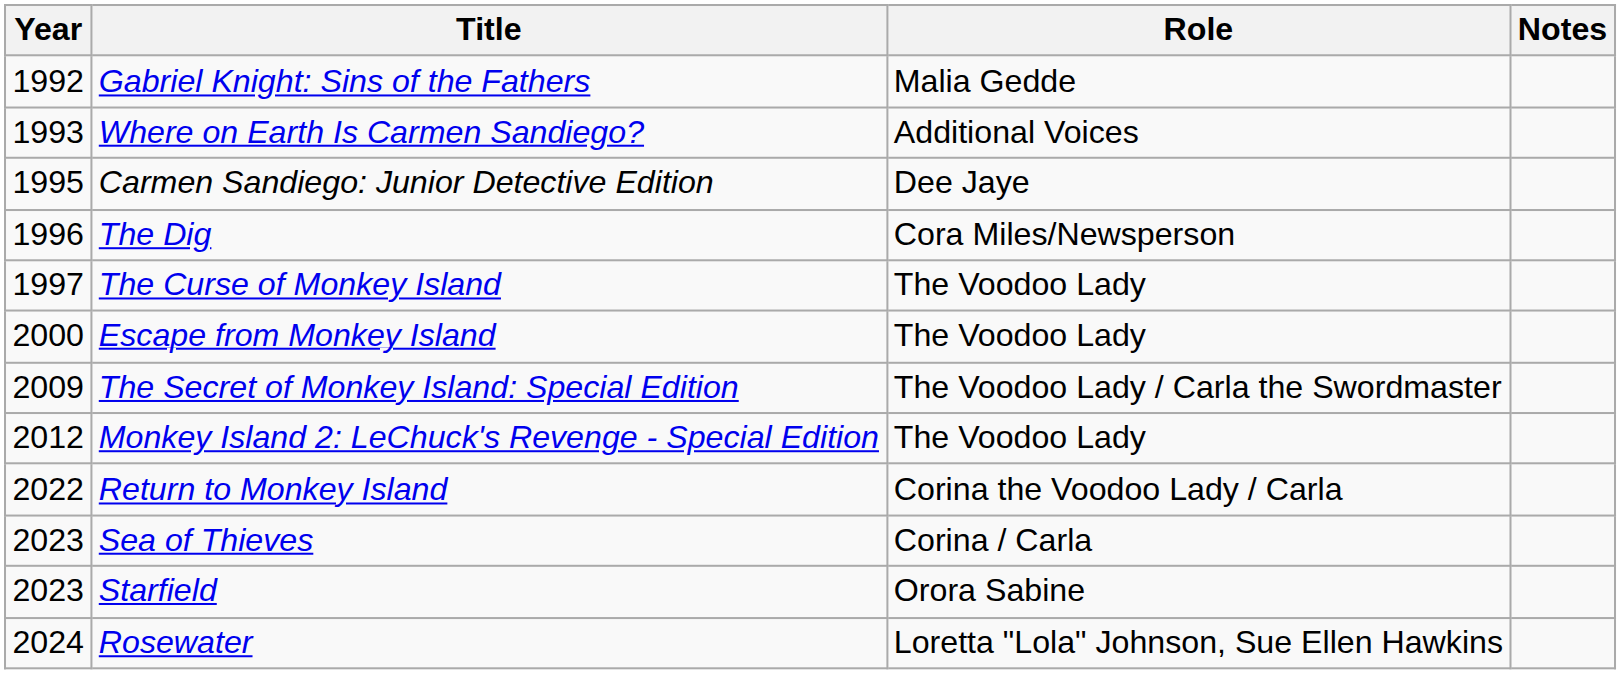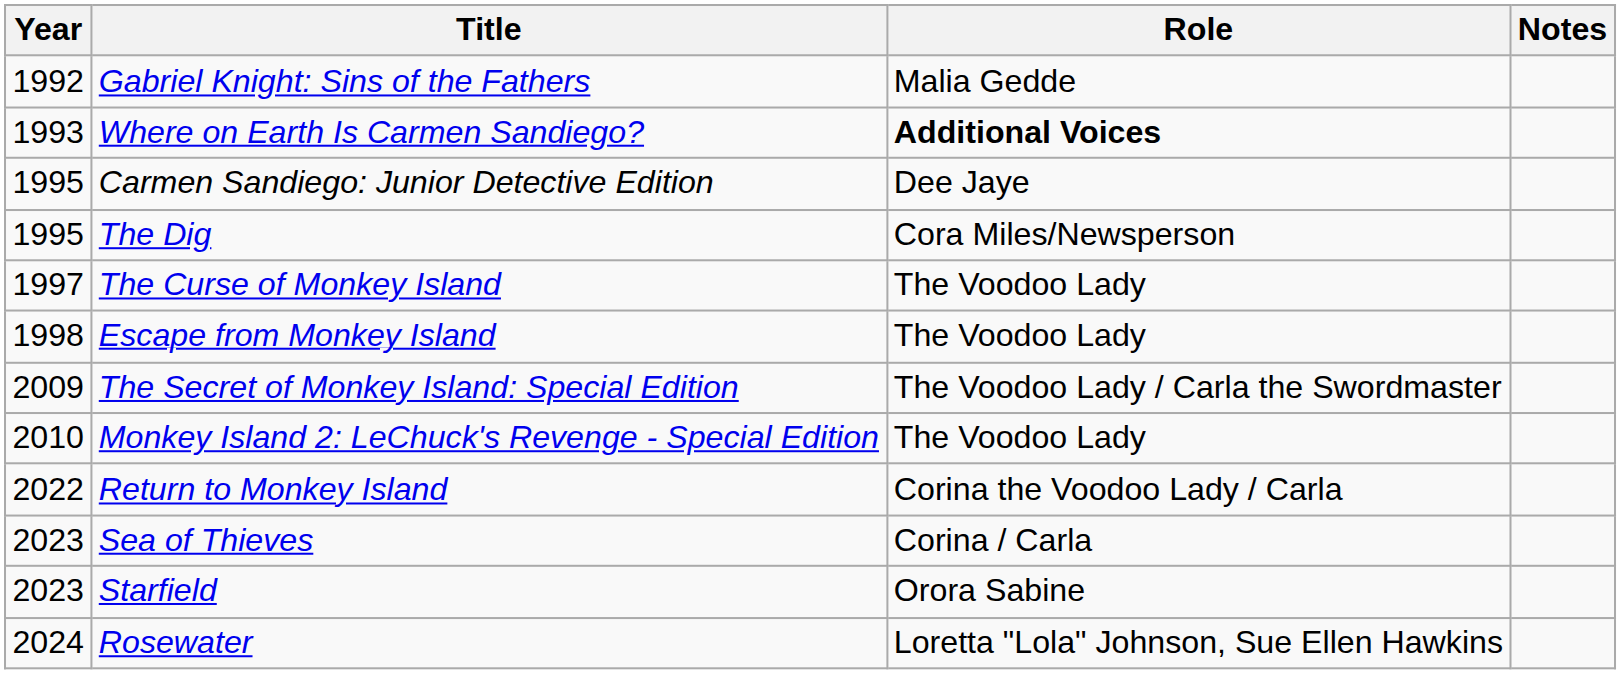(1016, 132) normal -> (1028, 132) bold
(48, 234) 1996 -> (48, 234) 1995
(48, 336) 2000 -> (48, 336) 1998
(48, 438) 2012 -> (48, 438) 2010
